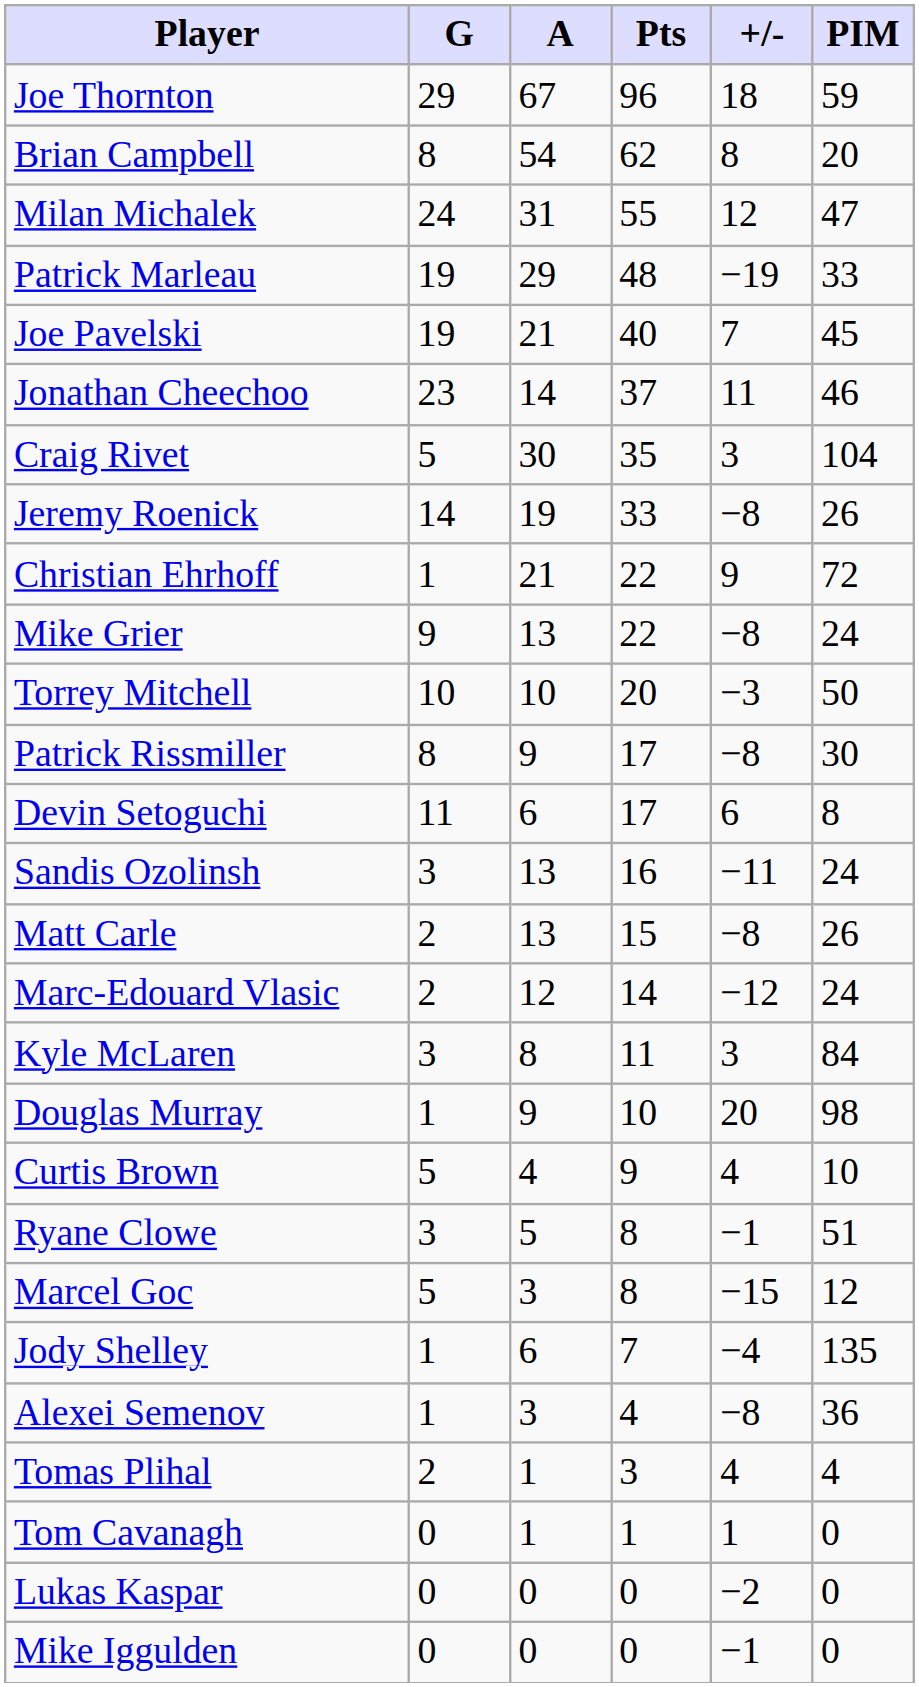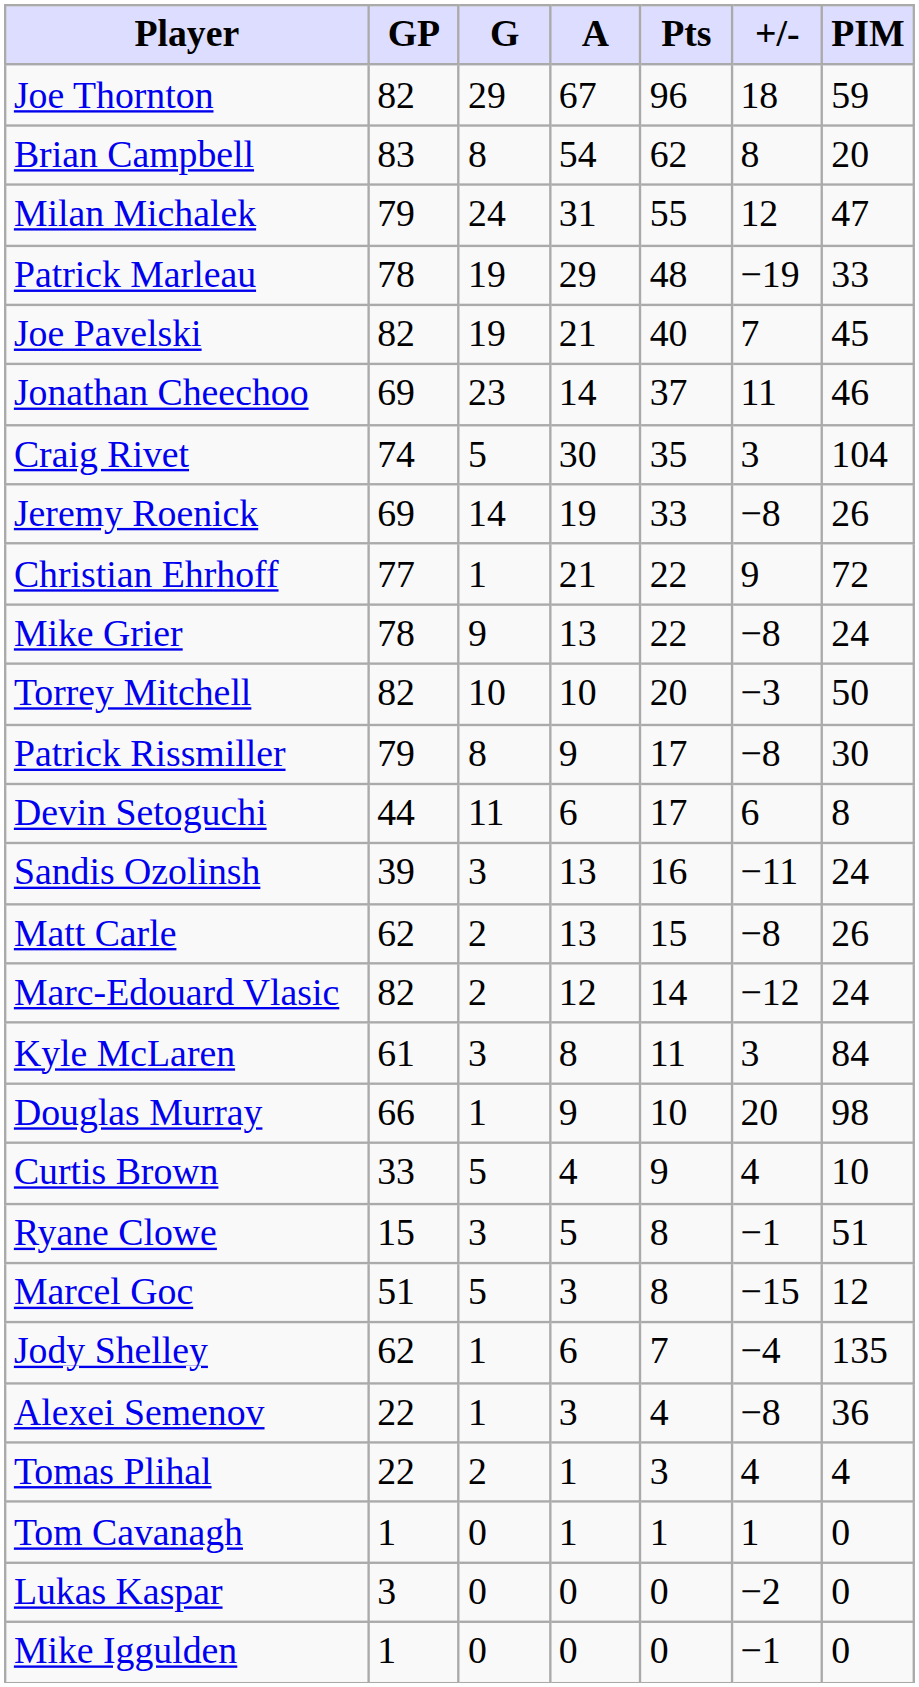+ column: (414, 34)
